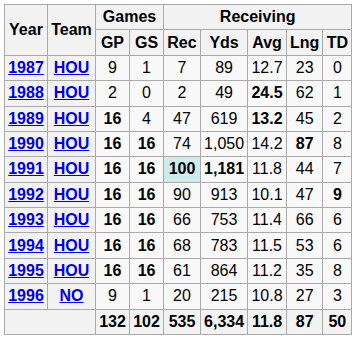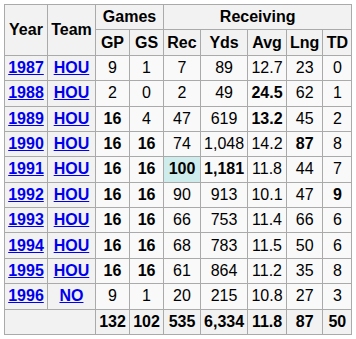(224, 144) 1,050 -> (224, 144) 1,048
(305, 245) 53 -> (305, 245) 50
